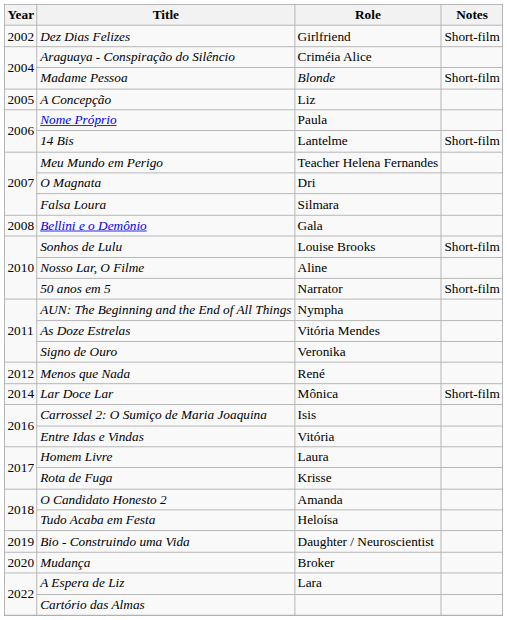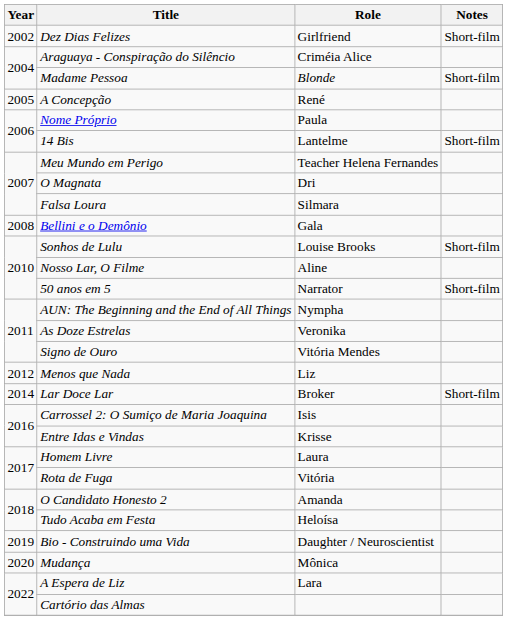(306, 99) Liz -> (311, 99) René
(339, 330) Vitória Mendes -> (322, 330) Veronika
(322, 352) Veronika -> (339, 352) Vitória Mendes
(311, 373) René -> (306, 373) Liz
(318, 394) Mônica -> (316, 394) Broker
(316, 436) Vitória -> (315, 436) Krisse
(315, 478) Krisse -> (316, 478) Vitória
(316, 562) Broker -> (318, 562) Mônica
